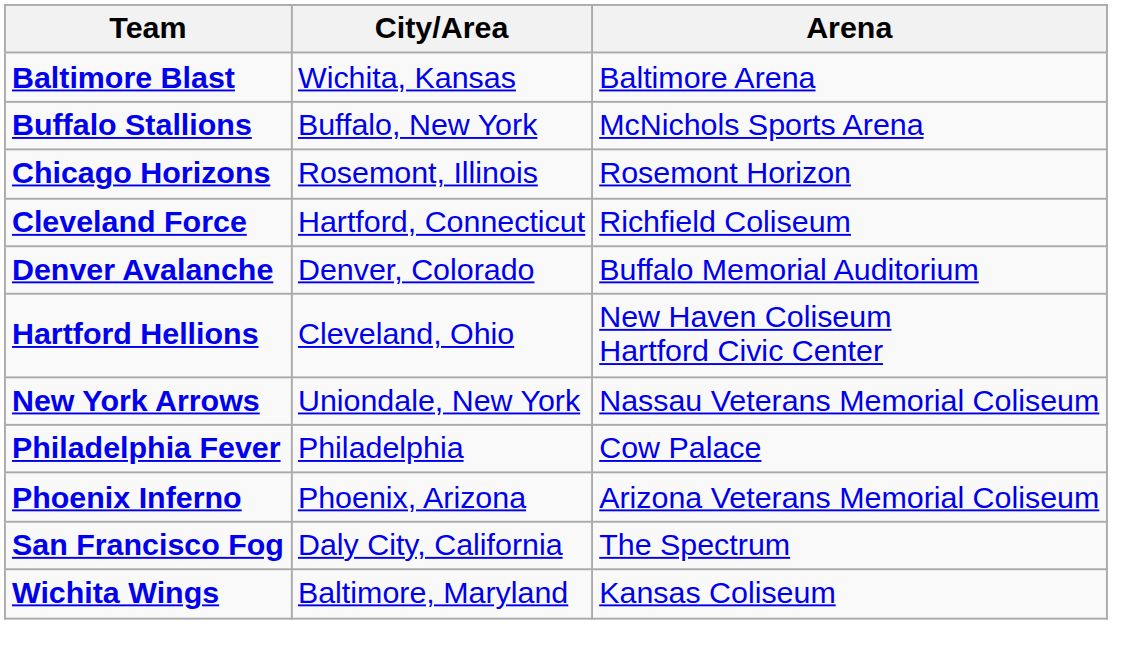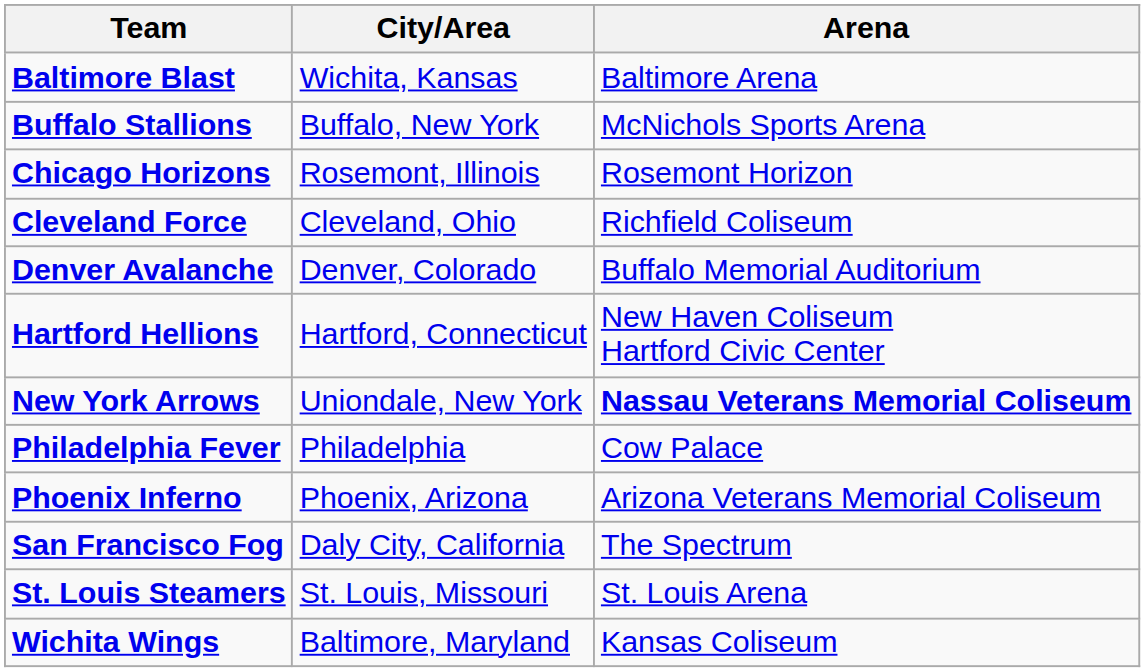(442, 221) Hartford, Connecticut -> (408, 221) Cleveland, Ohio
(406, 334) Cleveland, Ohio -> (443, 334) Hartford, Connecticut
(849, 400) normal -> (866, 400) bold
+ row: (149, 593)
